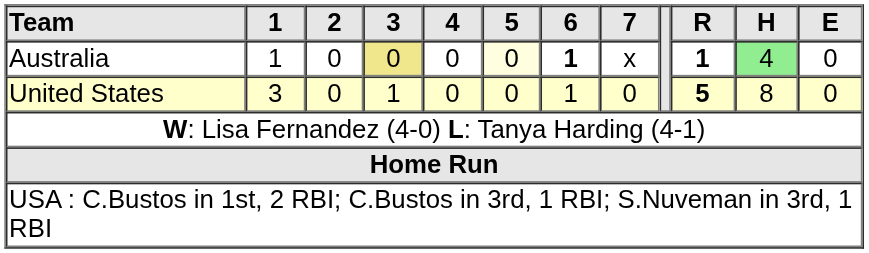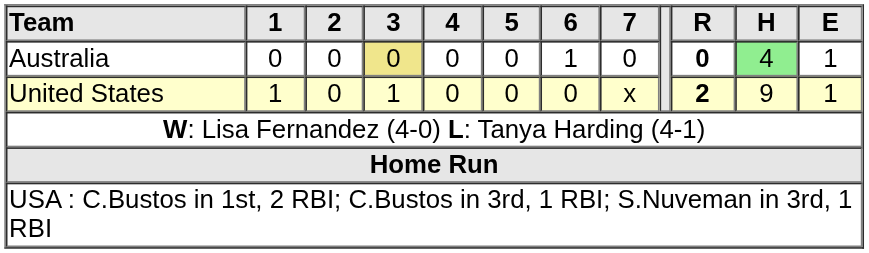(275, 58) 1 -> (275, 58) 0
(512, 58) lightyellow background -> (512, 58) no background
(571, 58) bold -> (571, 58) normal
(630, 58) x -> (630, 58) 0
(702, 58) 1 -> (702, 58) 0
(830, 58) 0 -> (830, 58) 1
(275, 93) 3 -> (275, 93) 1
(571, 93) 1 -> (571, 93) 0
(630, 93) 0 -> (630, 93) x
(702, 93) 5 -> (702, 93) 2
(766, 93) 8 -> (766, 93) 9
(830, 93) 0 -> (830, 93) 1
